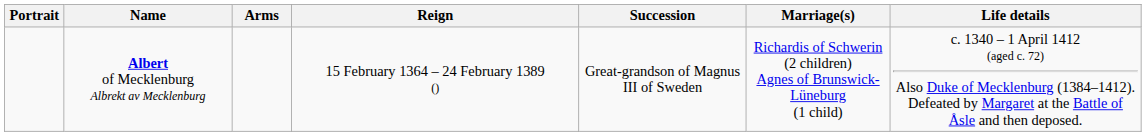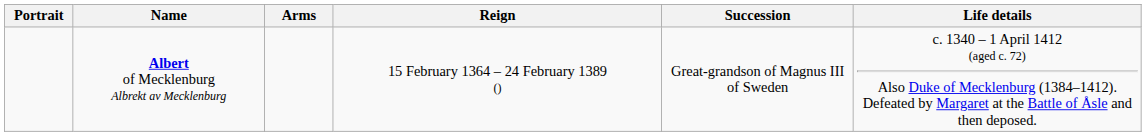- column: (818, 15)
